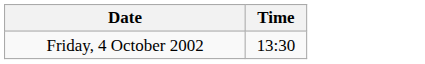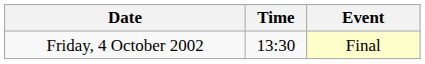+ column: (363, 17)
